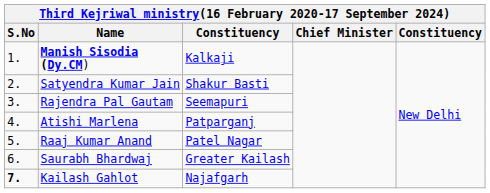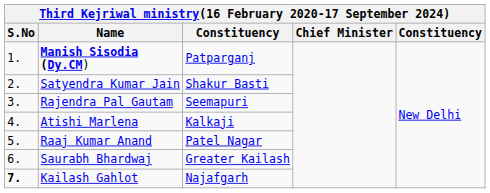(210, 58) Kalkaji -> (220, 58) Patparganj
(220, 122) Patparganj -> (210, 122) Kalkaji
